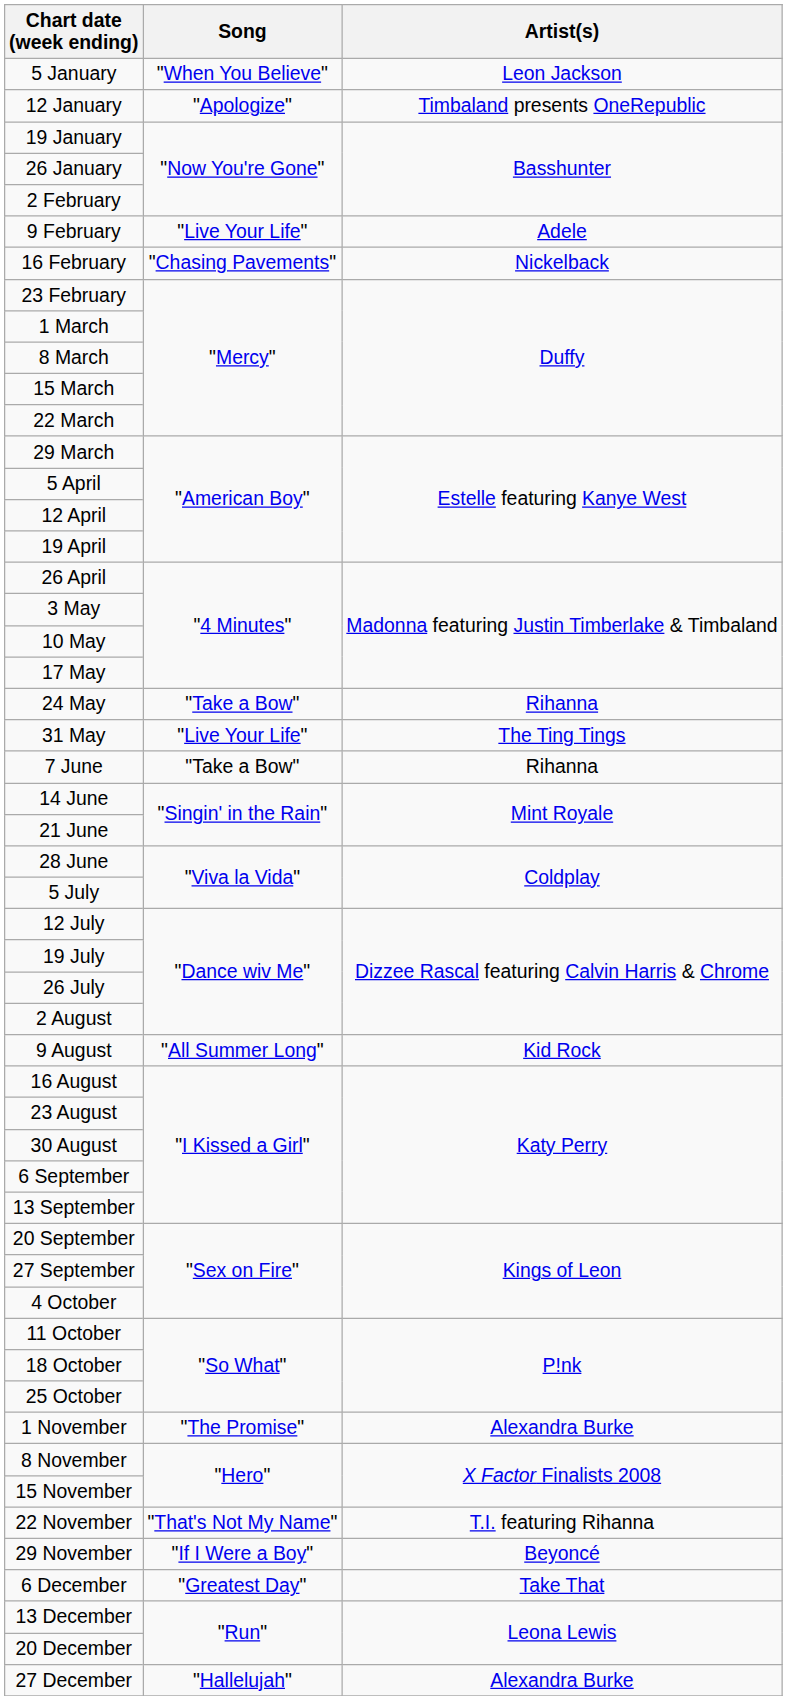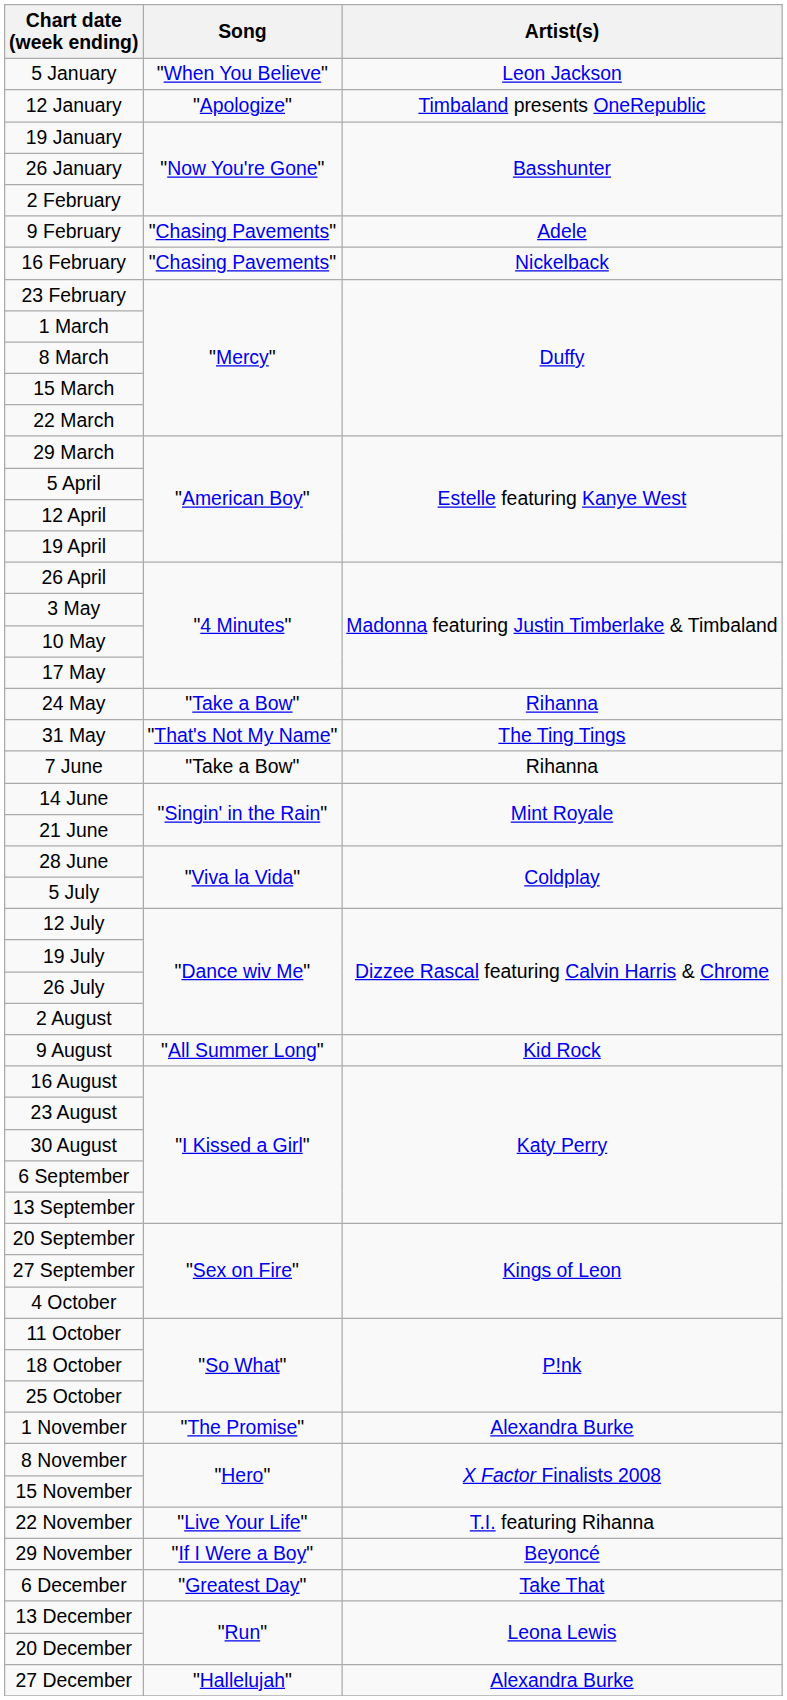(242, 231) "Live Your Life" -> (242, 231) "Chasing Pavements"
(242, 734) "Live Your Life" -> (242, 734) "That's Not My Name"
(242, 1522) "That's Not My Name" -> (242, 1522) "Live Your Life"
